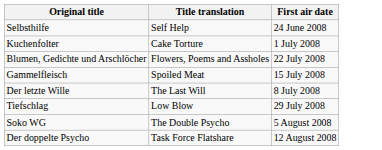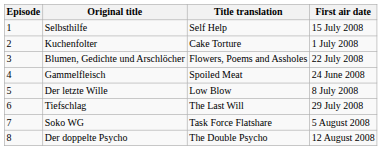+ column: (23, 12)
(300, 28) 24 June 2008 -> (337, 28) 15 July 2008
(299, 75) 15 July 2008 -> (338, 75) 24 June 2008
(178, 91) The Last Will -> (210, 91) Low Blow
(172, 106) Low Blow -> (217, 106) The Last Will
(190, 122) The Double Psycho -> (231, 122) Task Force Flatshare
(192, 138) Task Force Flatshare -> (228, 138) The Double Psycho
